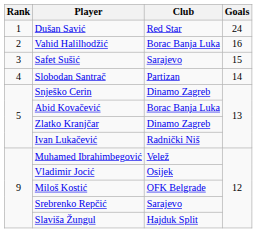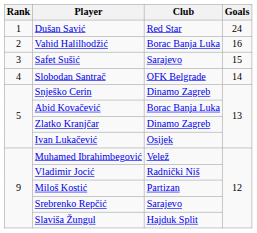(163, 76) Partizan -> (176, 76) OFK Belgrade
(173, 140) Radnički Niš -> (160, 140) Osijek
(160, 172) Osijek -> (173, 172) Radnički Niš
(176, 188) OFK Belgrade -> (163, 188) Partizan
